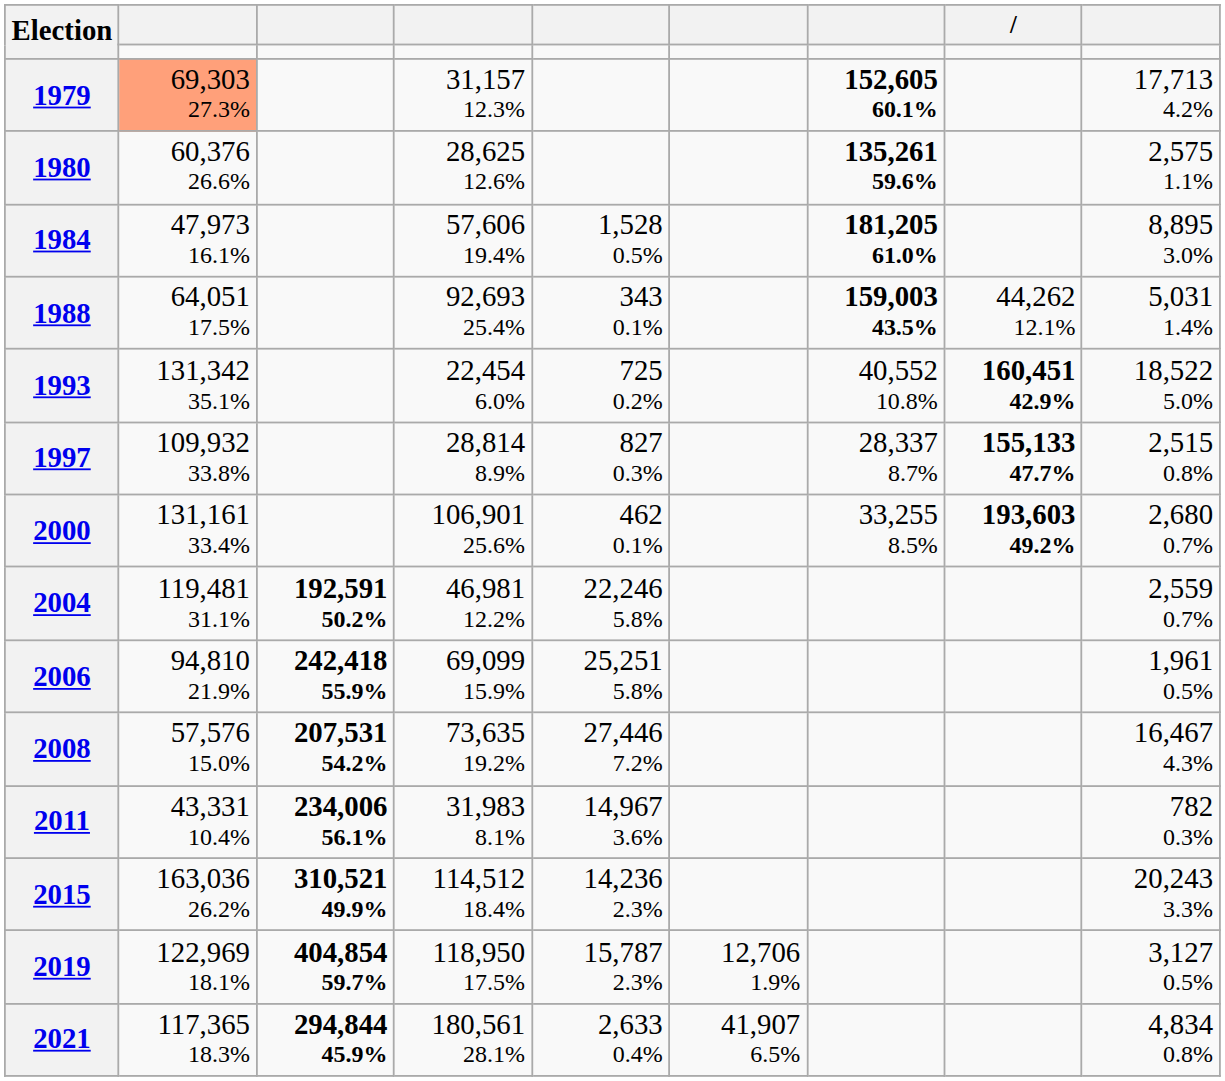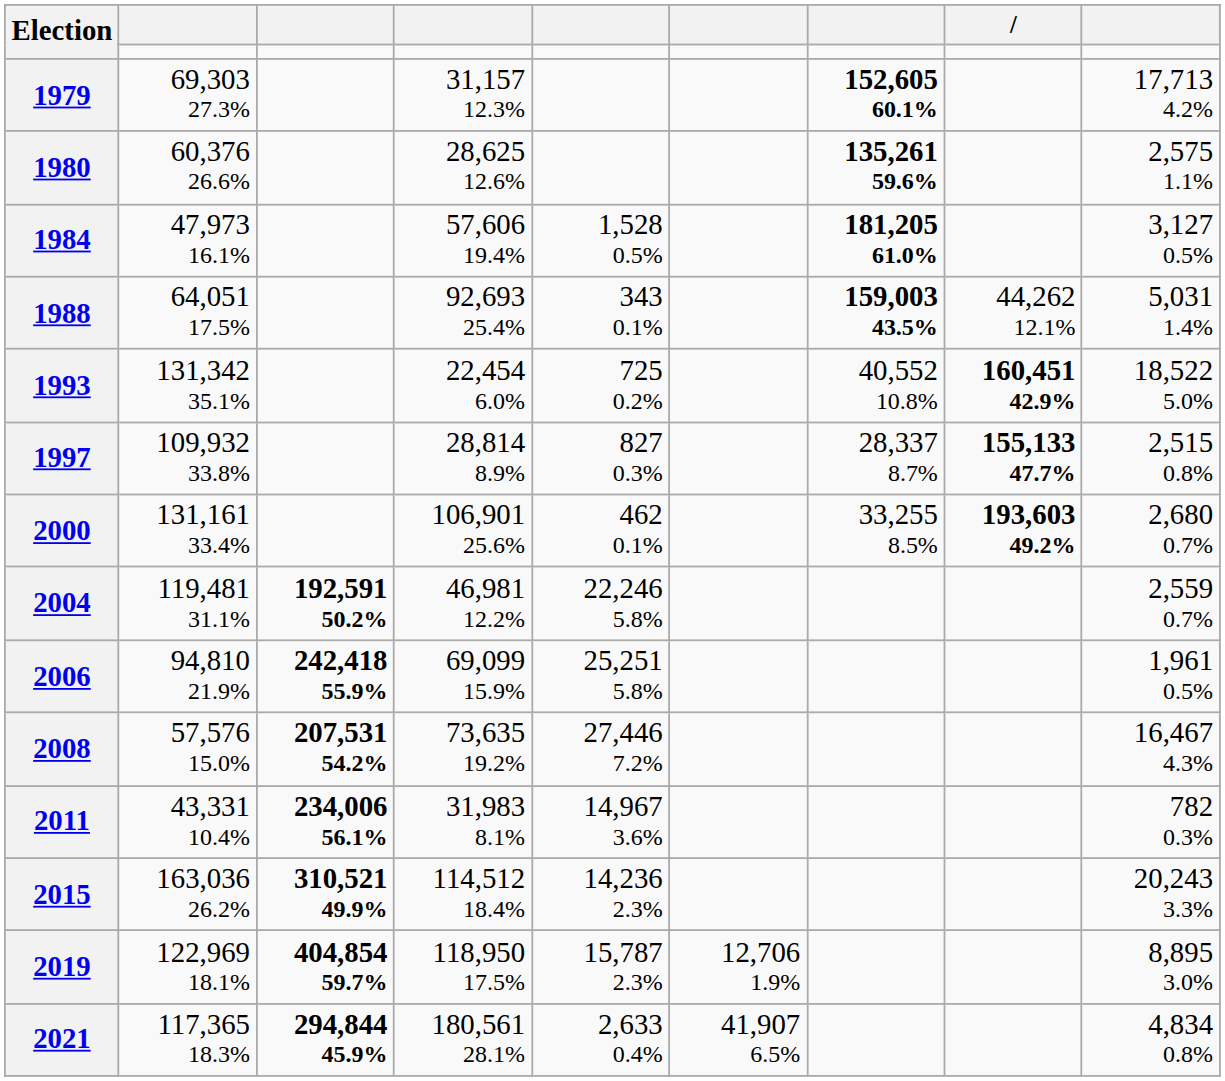(210, 93) lightsalmon background -> (210, 93) no background
(1181, 238) 8,895 3.0% -> (1181, 238) 3,127 0.5%
(1181, 965) 3,127 0.5% -> (1181, 965) 8,895 3.0%
